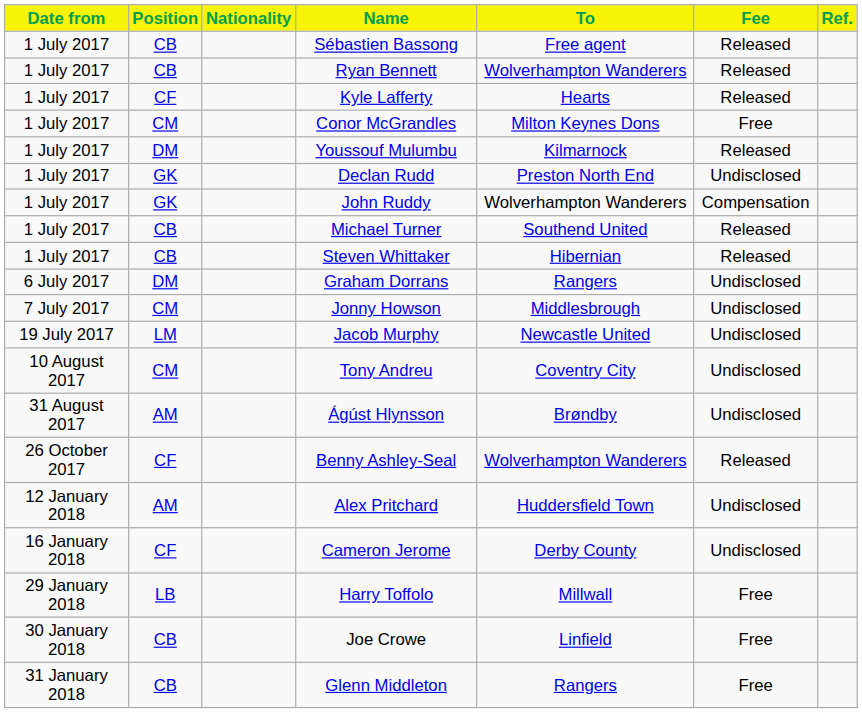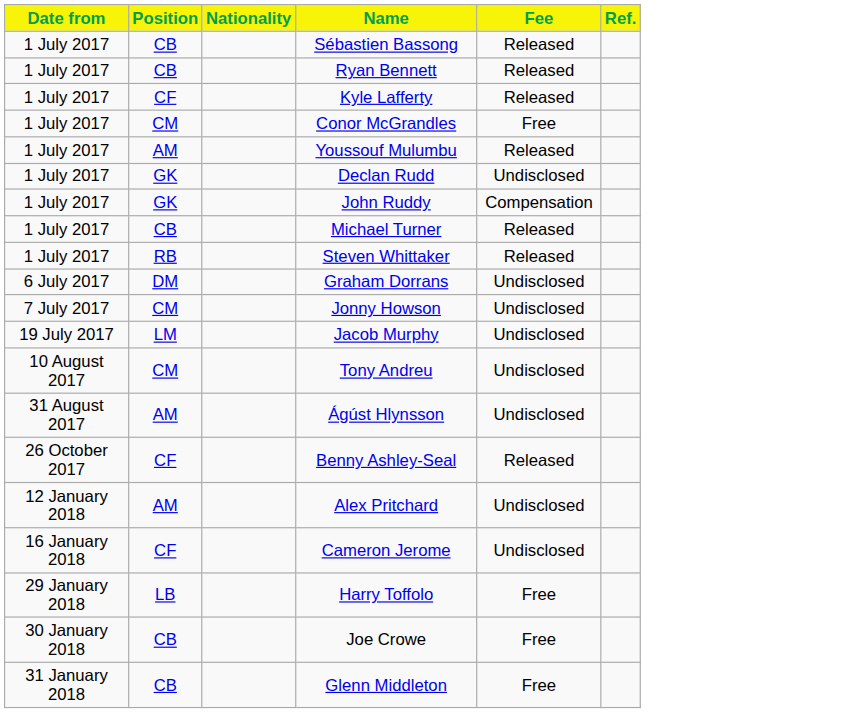- column: (585, 18)
(165, 150) DM -> (165, 150) AM
(165, 256) CB -> (165, 256) RB
